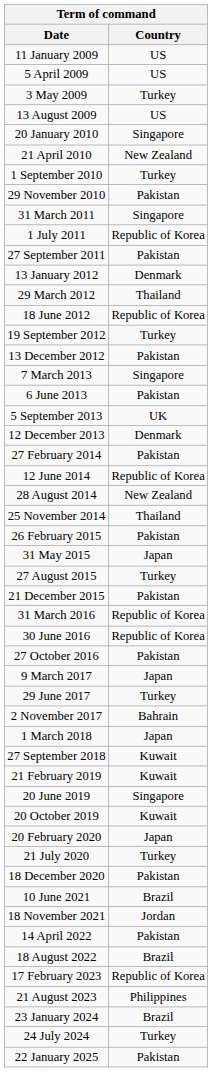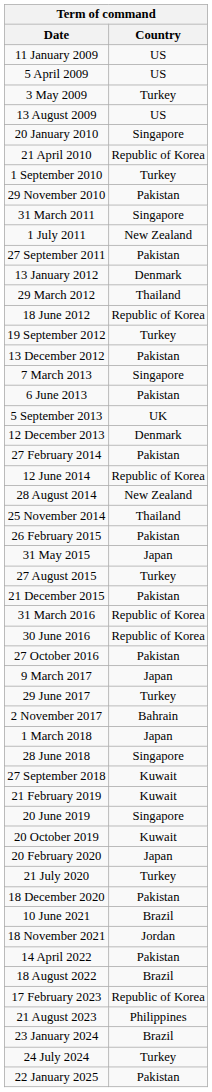(158, 154) New Zealand -> (158, 154) Republic of Korea
(158, 235) Republic of Korea -> (158, 235) New Zealand
+ row: (56, 756)
